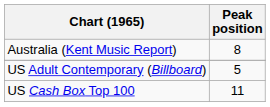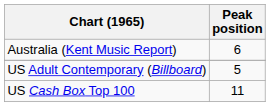(237, 49) 8 -> (237, 49) 6
